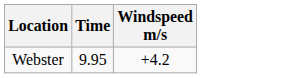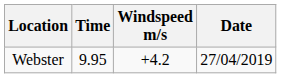+ column: (236, 25)
